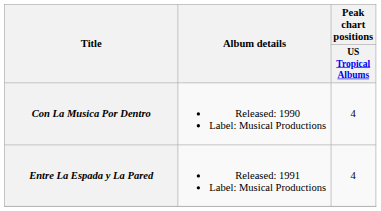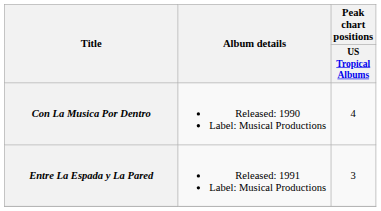(353, 175) 4 -> (353, 175) 3
